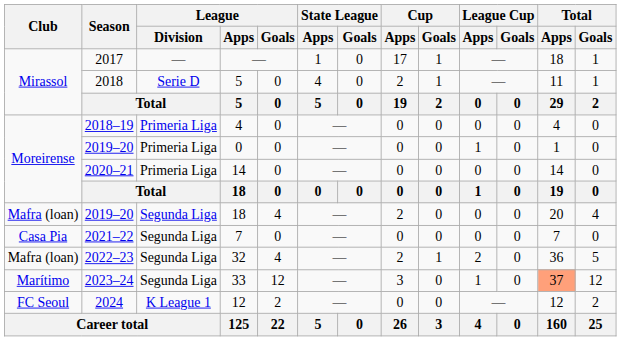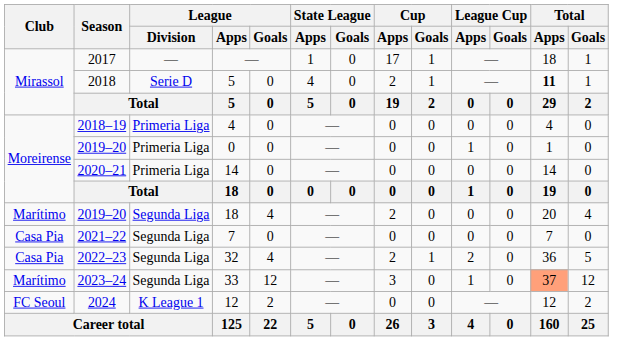(556, 81) normal -> (549, 81) bold
(43, 214) Mafra (loan) -> (39, 214) Marítimo
(43, 258) Mafra (loan) -> (39, 258) Casa Pia
